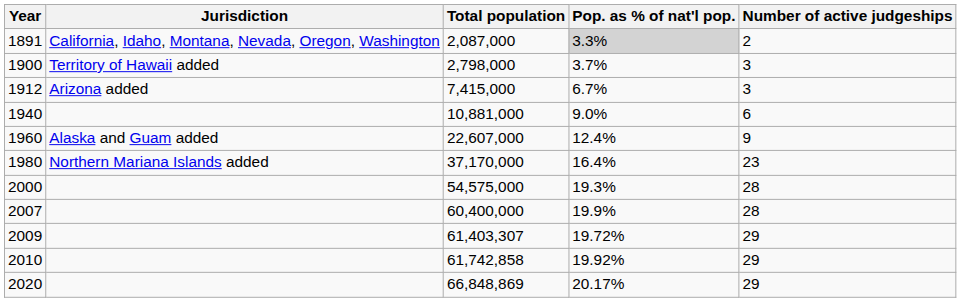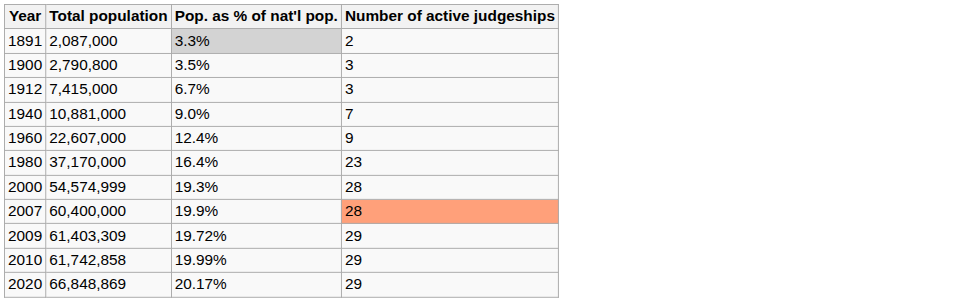- column: (245, 16)
(481, 65) 2,798,000 -> (83, 65) 2,790,800
(590, 65) 3.7% -> (192, 65) 3.5%
(747, 114) 6 -> (349, 114) 7
(485, 187) 54,575,000 -> (88, 187) 54,574,999
(751, 211) no background -> (354, 211) lightsalmon background
(485, 235) 61,403,307 -> (88, 235) 61,403,309
(598, 260) 19.92% -> (201, 260) 19.99%
